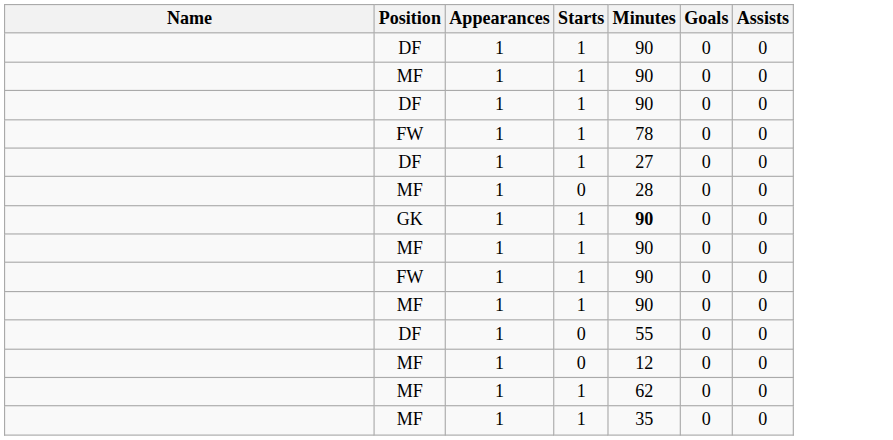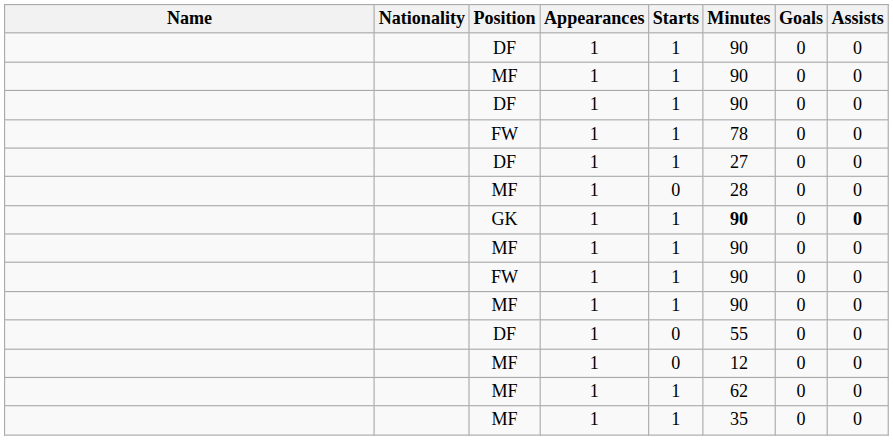+ column: (422, 18)
(763, 219) normal -> (858, 219) bold
